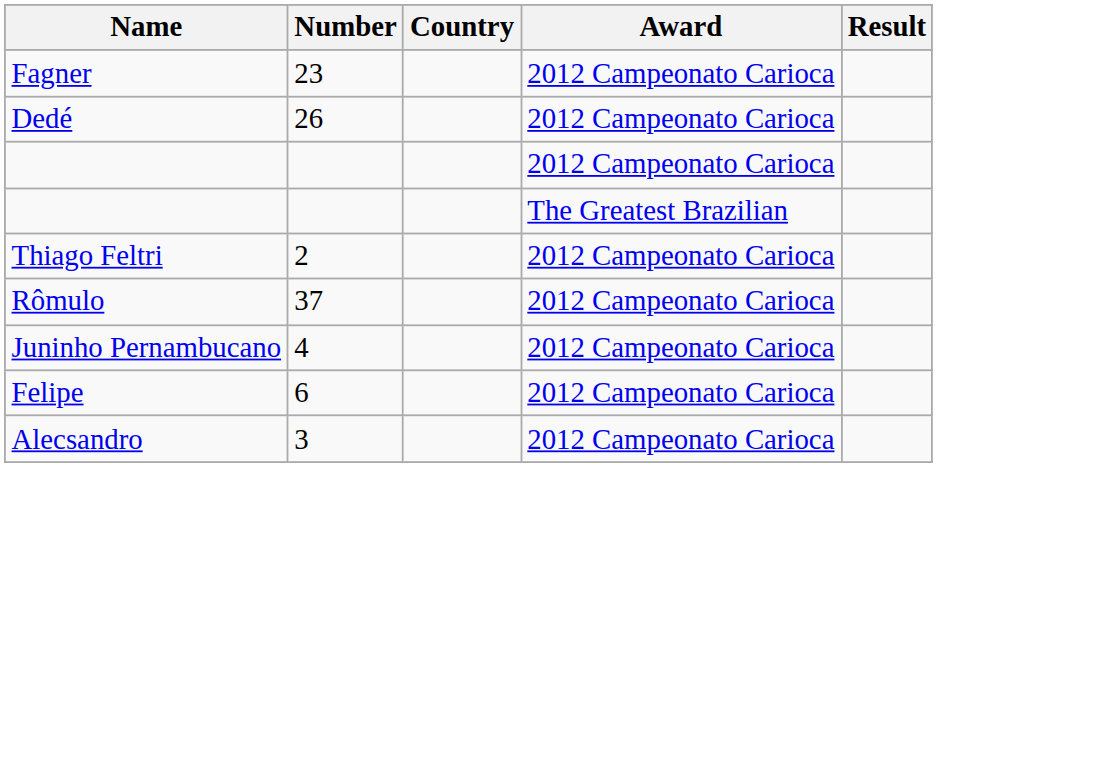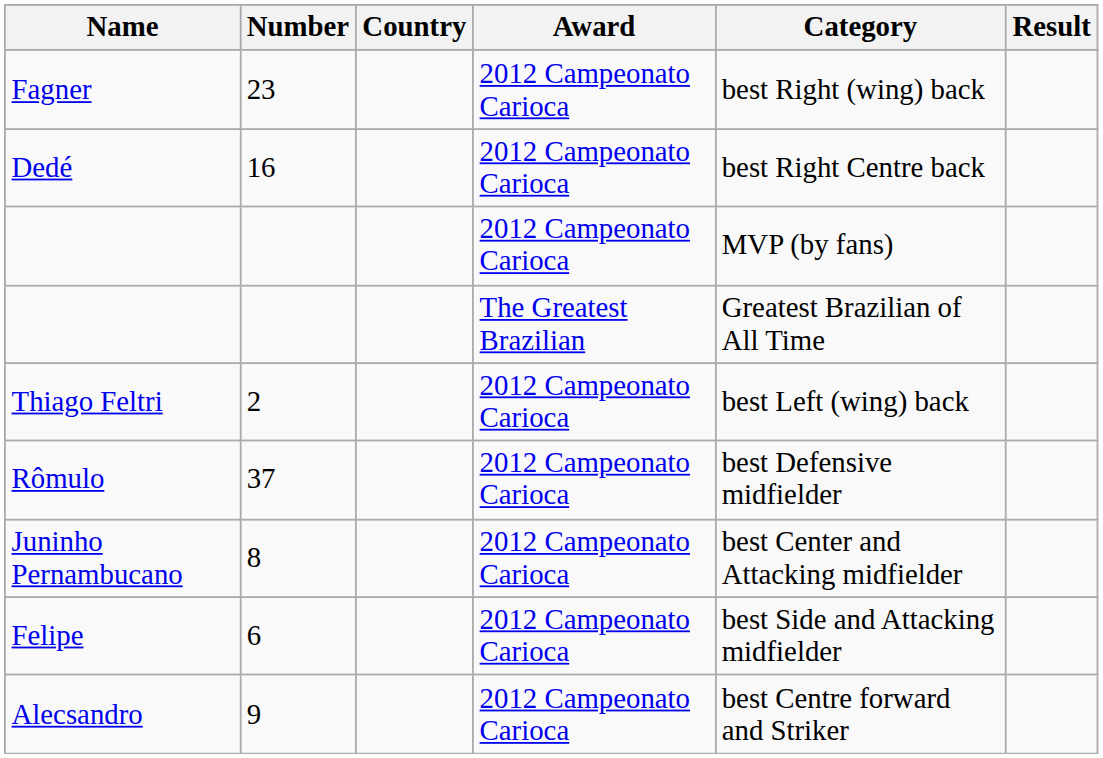+ column: (860, 27)
(309, 118) 26 -> (261, 167) 16
(302, 347) 4 -> (254, 557) 8
(302, 438) 3 -> (254, 713) 9
